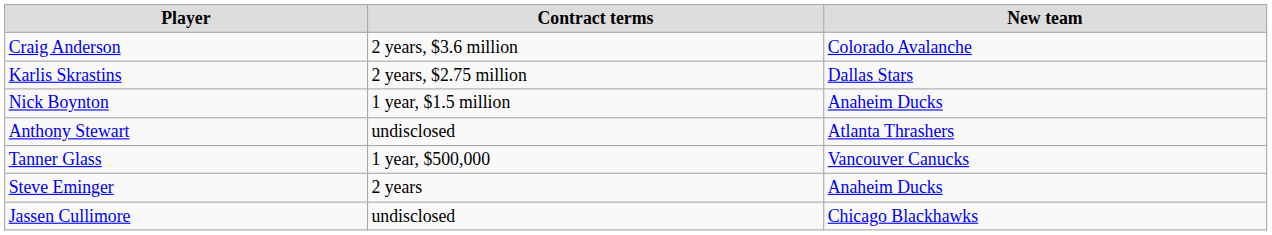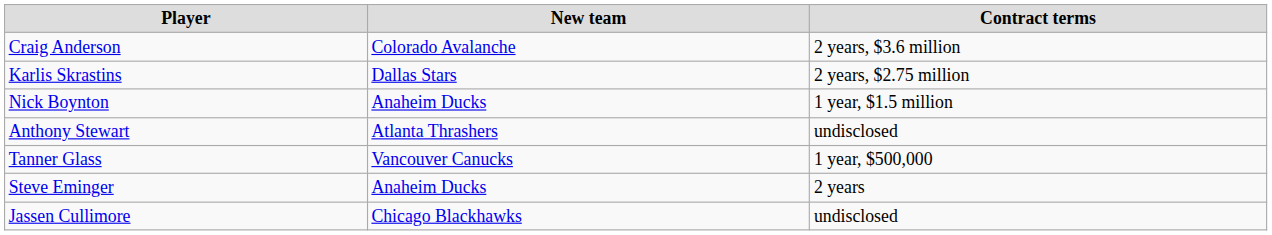columns swapped: (1045, 18) <-> (595, 18)
